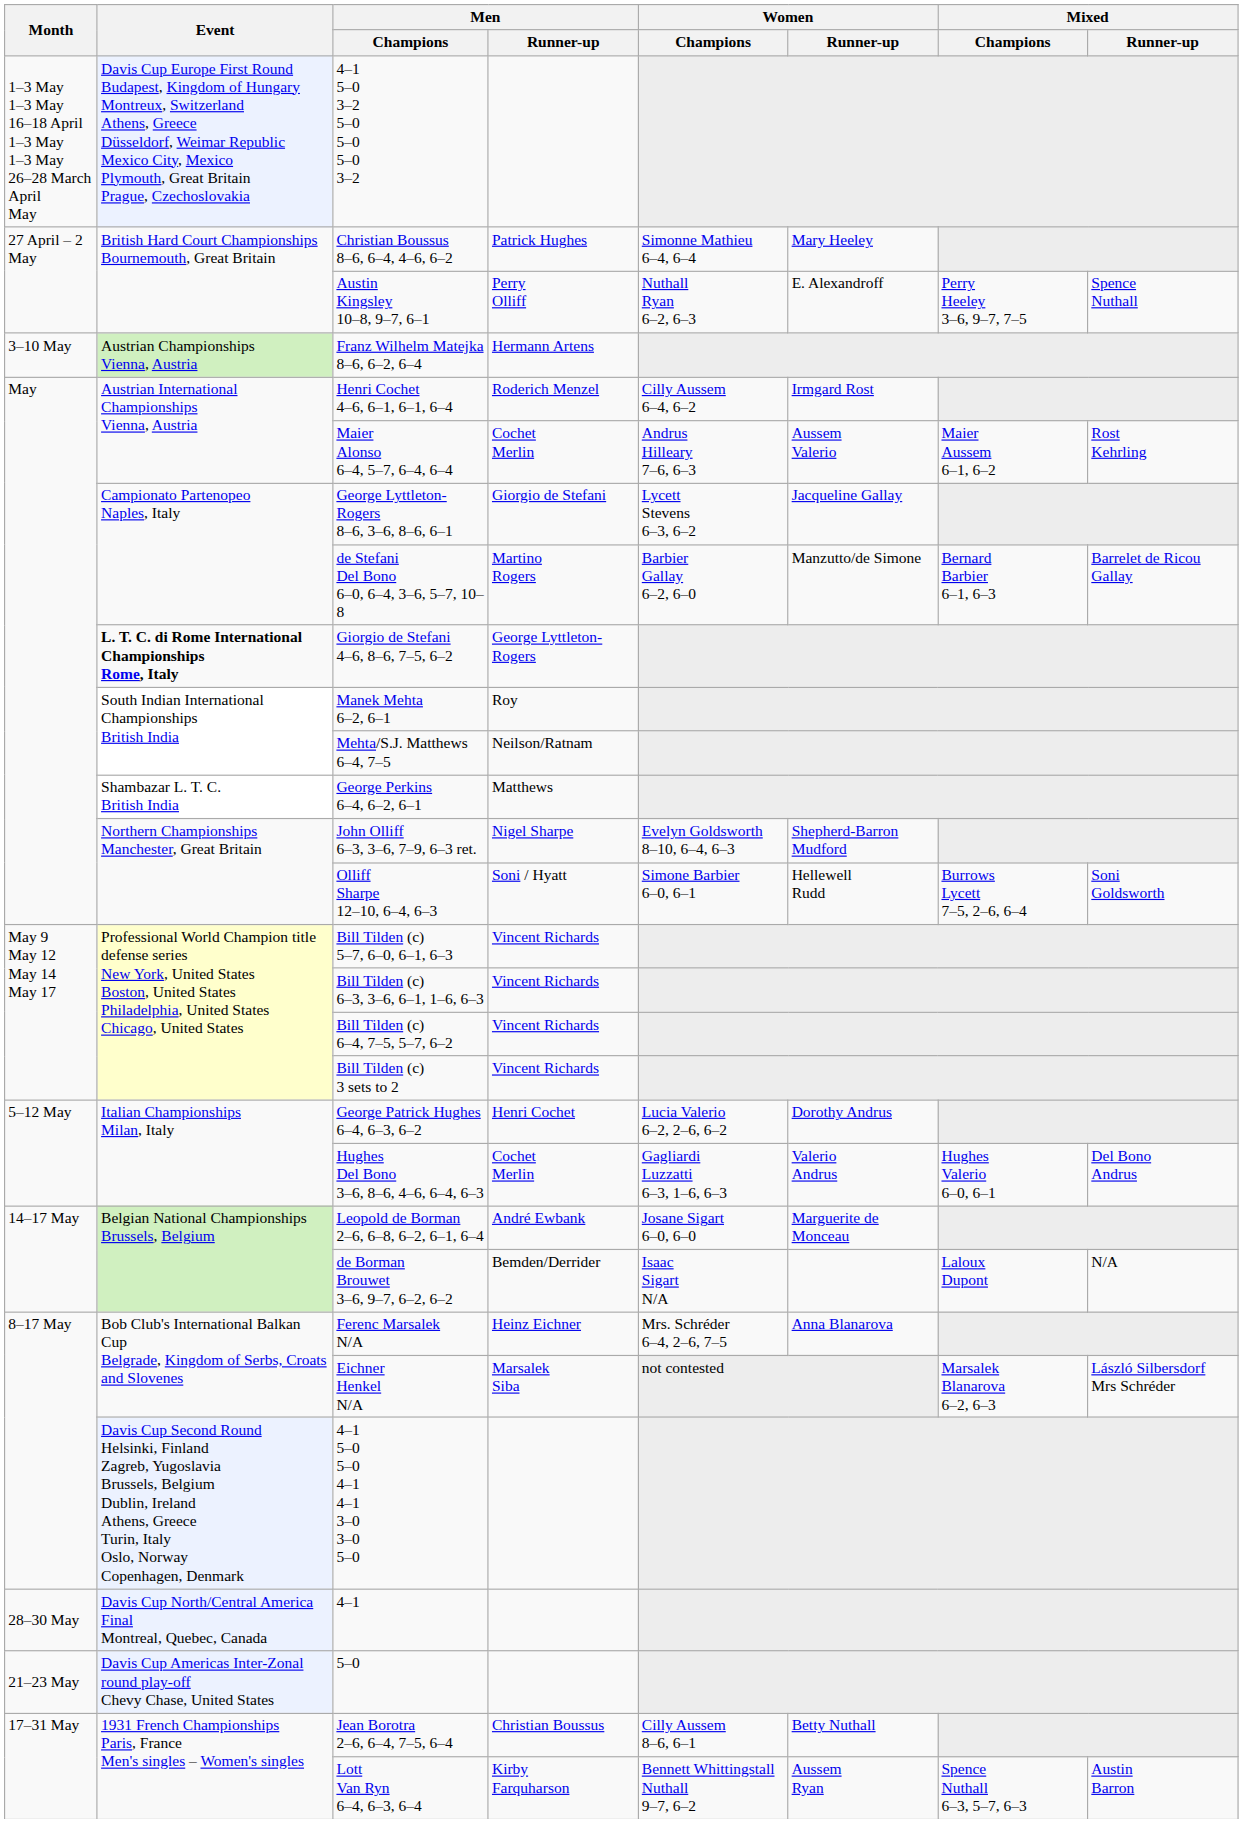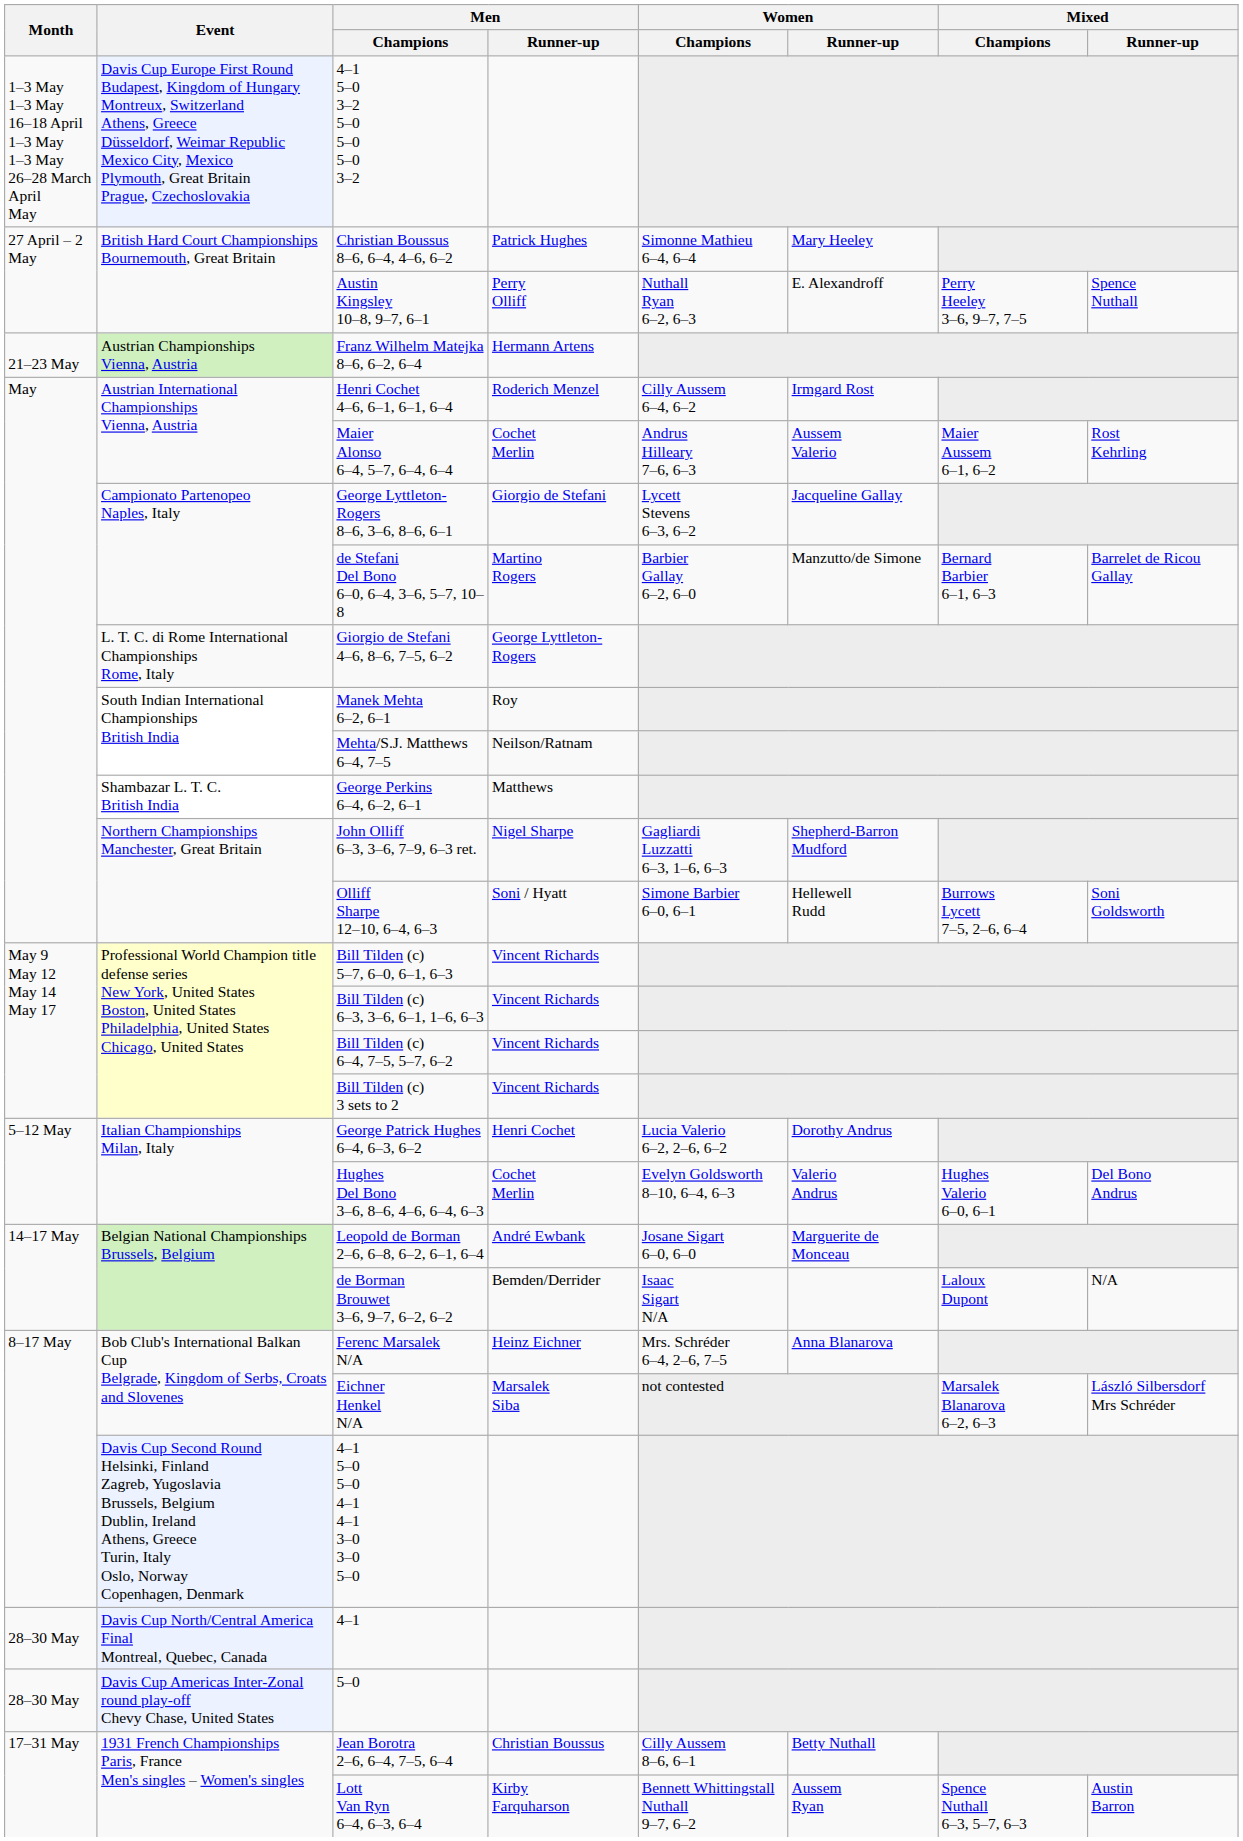(40, 345) 3–10 May -> (44, 363) 21–23 May
(202, 655) bold -> (195, 655) normal
(702, 840) Evelyn Goldsworth 8–10, 6–4, 6–3 -> (684, 849) Gagliardi Luzzatti 6–3, 1–6, 6–3
(684, 1174) Gagliardi Luzzatti 6–3, 1–6, 6–3 -> (702, 1183) Evelyn Goldsworth 8–10, 6–4, 6–3
(44, 1681) 21–23 May -> (44, 1699) 28–30 May
